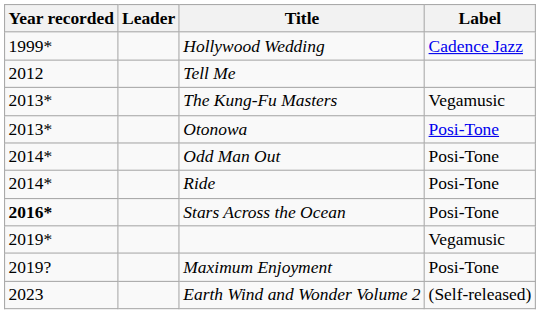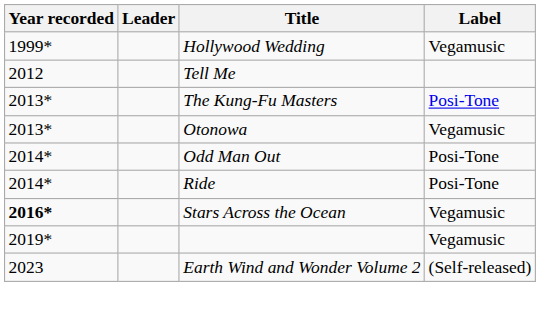(476, 45) Cadence Jazz -> (467, 45) Vegamusic
(467, 101) Vegamusic -> (464, 101) Posi-Tone
(464, 128) Posi-Tone -> (467, 128) Vegamusic
(464, 211) Posi-Tone -> (467, 211) Vegamusic
- row: (258, 267)
